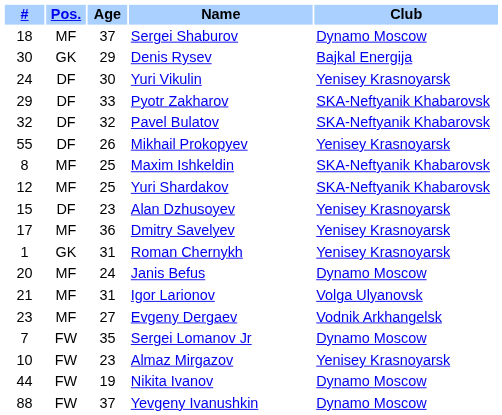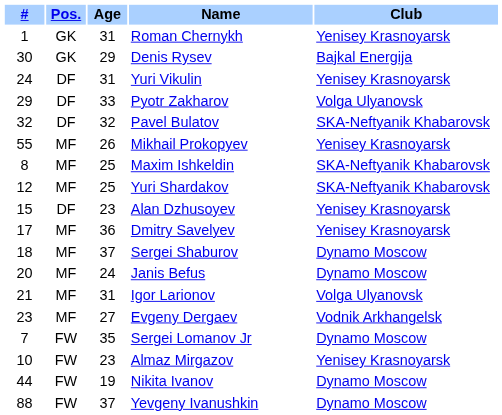rows swapped: (187, 252) <-> (184, 36)
(107, 79) 30 -> (107, 79) 31
(403, 101) SKA-Neftyanik Khabarovsk -> (369, 101) Volga Ulyanovsk
(66, 144) DF -> (66, 144) MF
